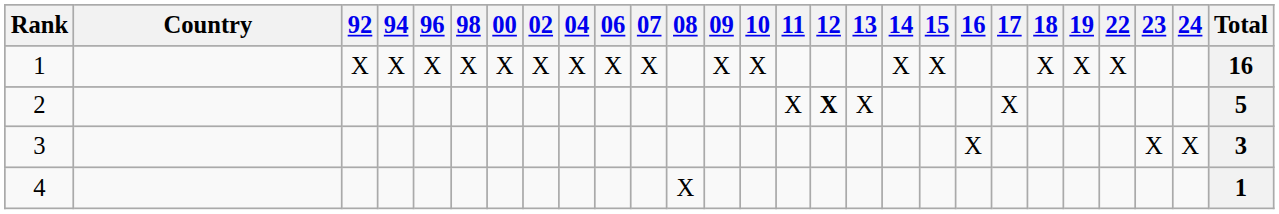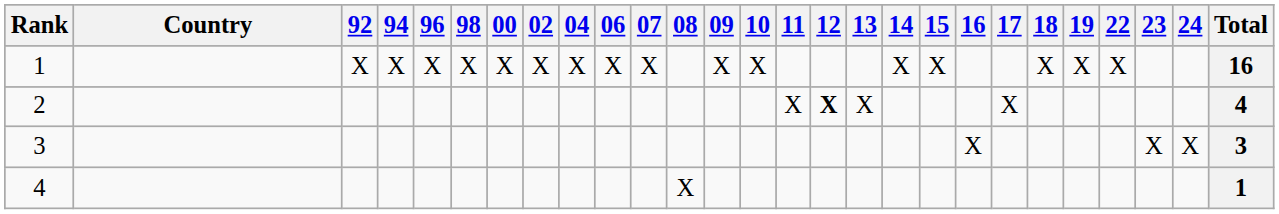(1241, 106) 5 -> (1241, 106) 4
